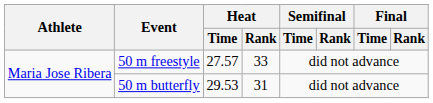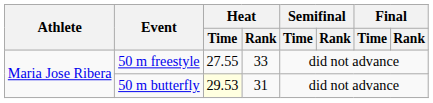(222, 62) 27.57 -> (222, 62) 27.55
(222, 85) no background -> (222, 85) lightyellow background
